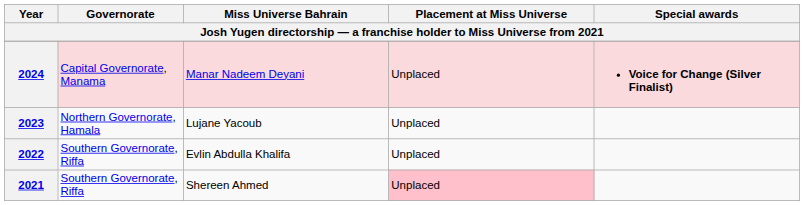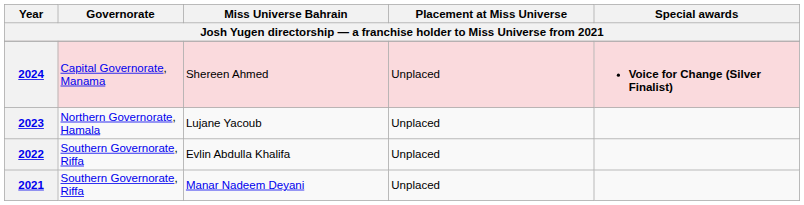(245, 75) Manar Nadeem Deyani -> (227, 75) Shereen Ahmed
(227, 186) Shereen Ahmed -> (245, 186) Manar Nadeem Deyani
(416, 186) pink background -> (416, 186) no background
